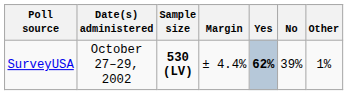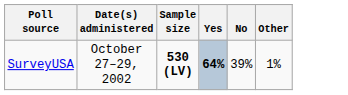- column: (224, 30)
(263, 65) 62% -> (213, 65) 64%
